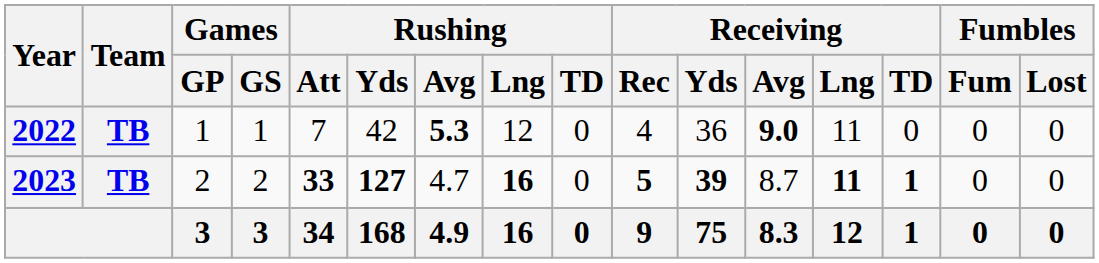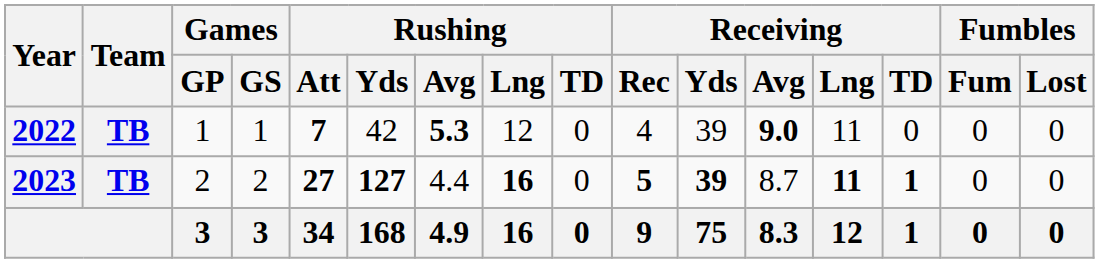(318, 130) normal -> (318, 130) bold
(711, 130) 36 -> (711, 130) 39
(318, 181) 33 -> (318, 181) 27
(449, 181) 4.7 -> (449, 181) 4.4
